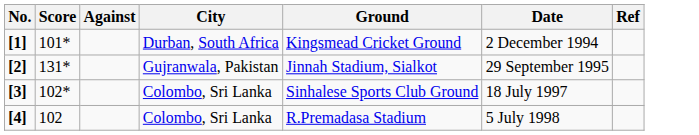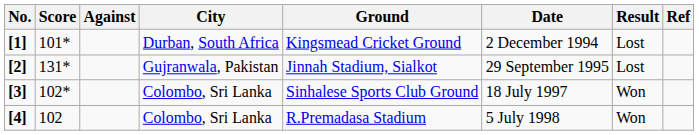+ column: (638, 17)
